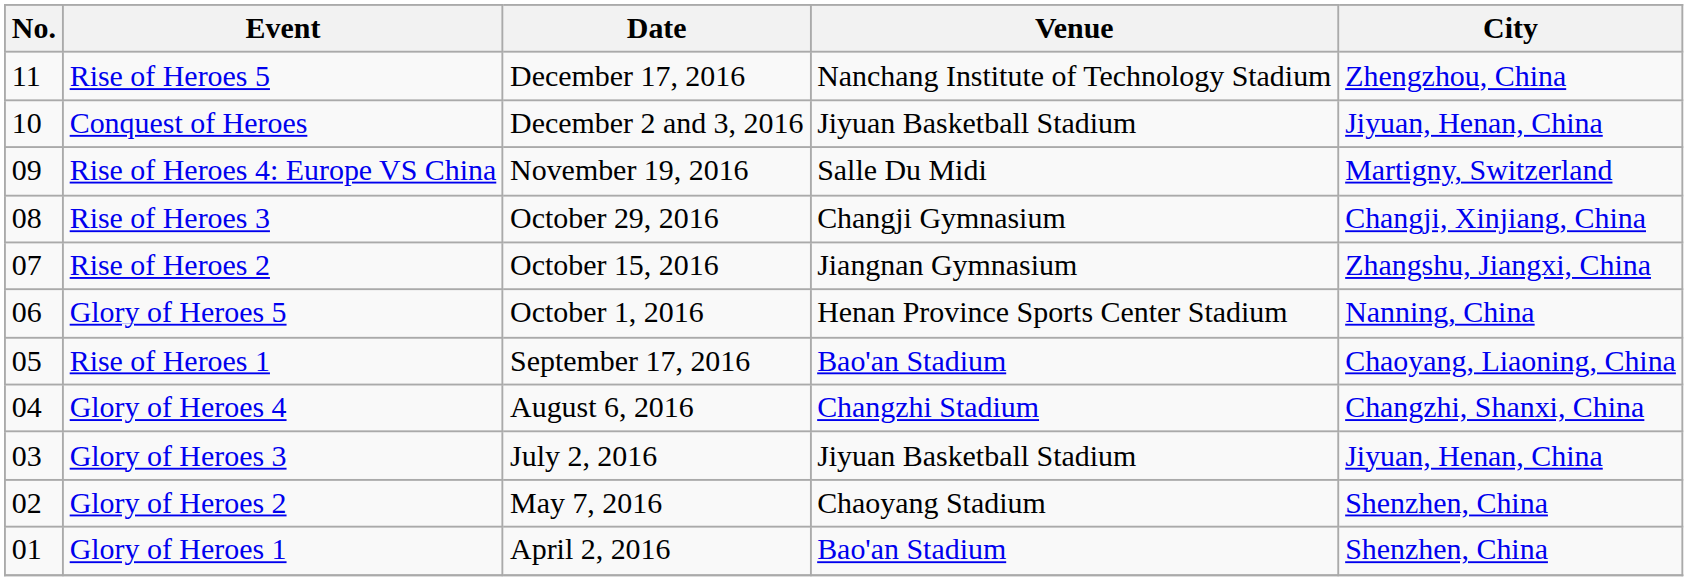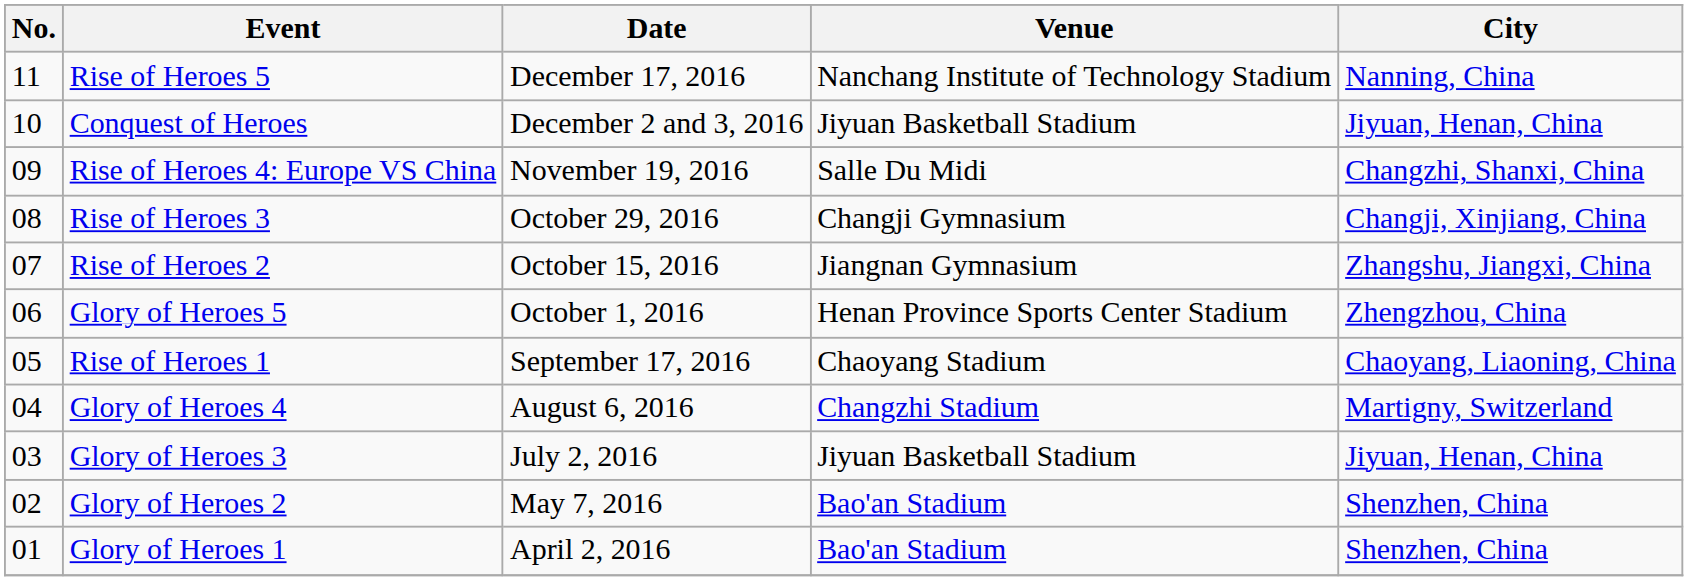(1456, 75) Zhengzhou, China -> (1440, 75) Nanning, China
(1479, 170) Martigny, Switzerland -> (1495, 170) Changzhi, Shanxi, China
(1440, 312) Nanning, China -> (1456, 312) Zhengzhou, China
(912, 360) Bao'an Stadium -> (931, 360) Chaoyang Stadium
(1495, 407) Changzhi, Shanxi, China -> (1479, 407) Martigny, Switzerland
(931, 502) Chaoyang Stadium -> (912, 502) Bao'an Stadium
